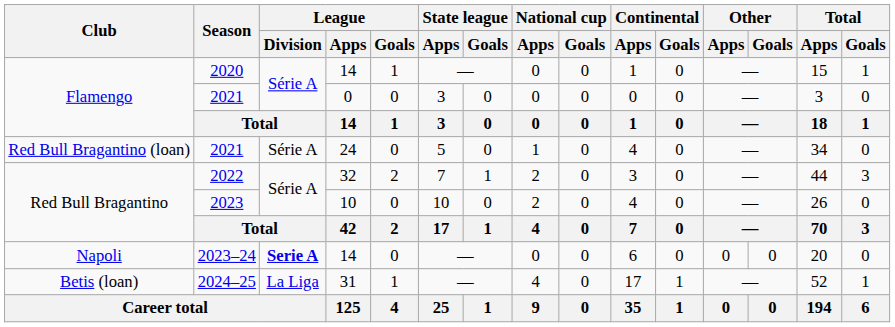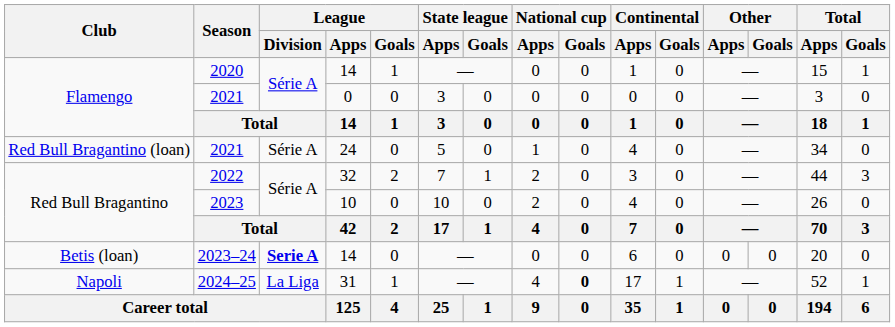(99, 255) Napoli -> (99, 255) Betis (loan)
(99, 281) Betis (loan) -> (99, 281) Napoli
(585, 281) normal -> (585, 281) bold
